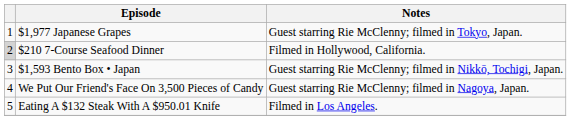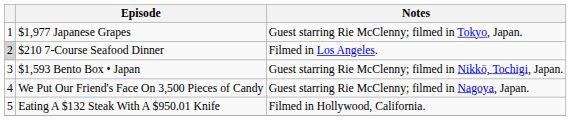(347, 50) Filmed in Hollywood, California. -> (323, 50) Filmed in Los Angeles.
(323, 106) Filmed in Los Angeles. -> (347, 106) Filmed in Hollywood, California.
